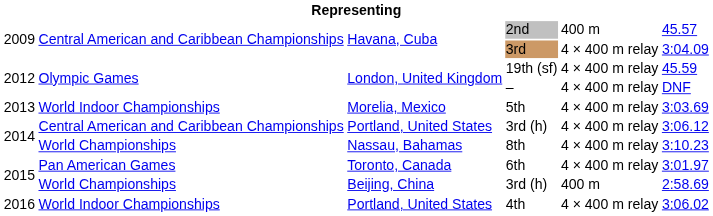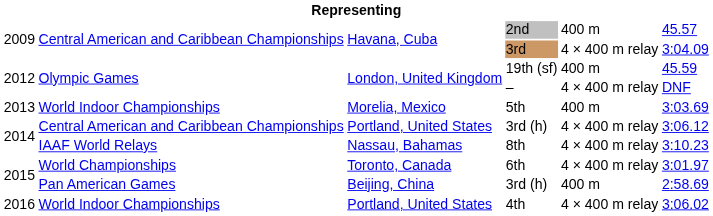(610, 68) 4 × 400 m relay -> (580, 68) 400 m
(610, 107) 4 × 400 m relay -> (580, 107) 400 m
(107, 146) World Championships -> (98, 146) IAAF World Relays
(107, 165) Pan American Games -> (107, 165) World Championships
(107, 184) World Championships -> (107, 184) Pan American Games
